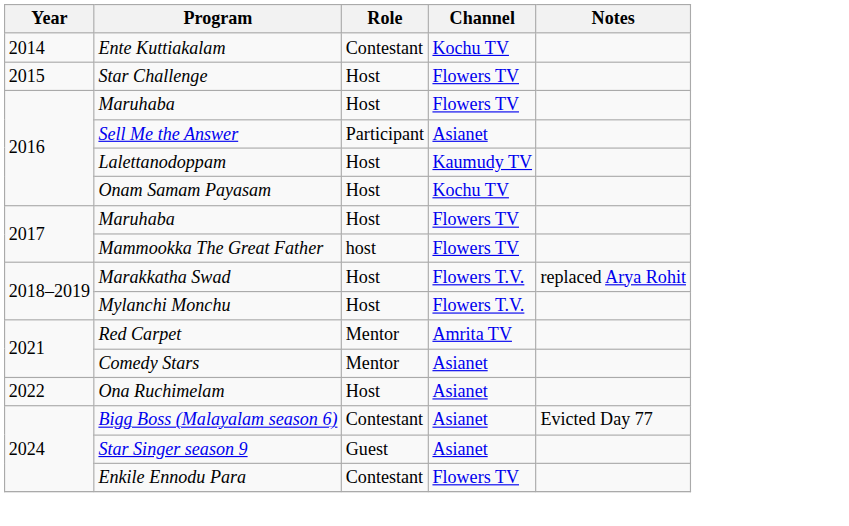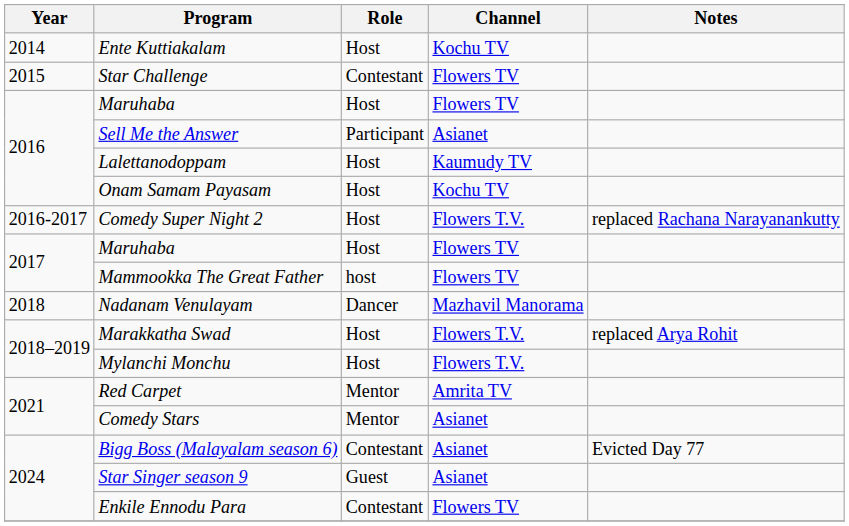(384, 47) Contestant -> (363, 47) Host
(363, 76) Host -> (384, 76) Contestant
+ row: (48, 219)
+ row: (27, 305)
- row: (27, 391)
